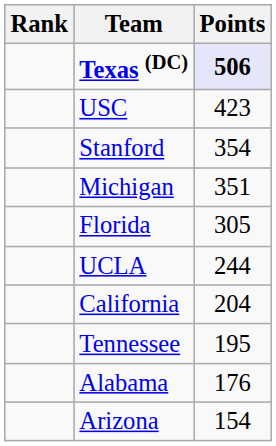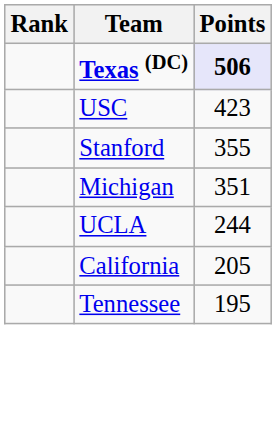(232, 147) 354 -> (232, 147) 355
- row: (115, 226)
(232, 304) 204 -> (232, 265) 205
- row: (124, 382)
- row: (119, 421)
